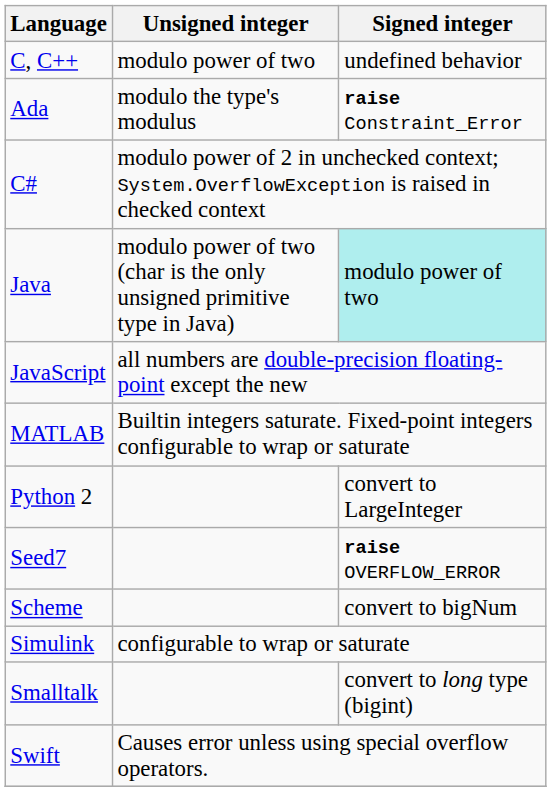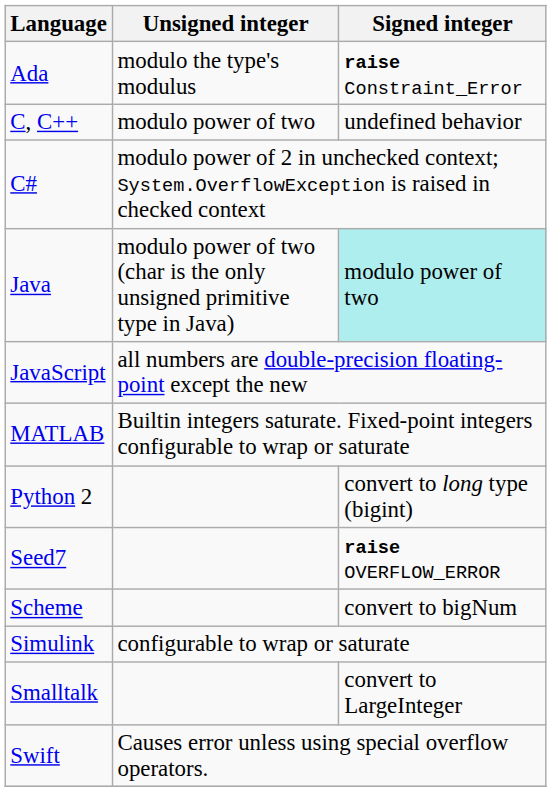rows swapped: (29, 108) <-> (44, 59)
(403, 496) convert to LargeInteger -> (436, 496) convert to long type (bigint)
(436, 692) convert to long type (bigint) -> (403, 692) convert to LargeInteger
